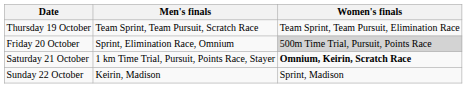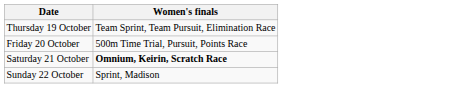- column: (185, 12)
(356, 43) lightgrey background -> (171, 43) no background
